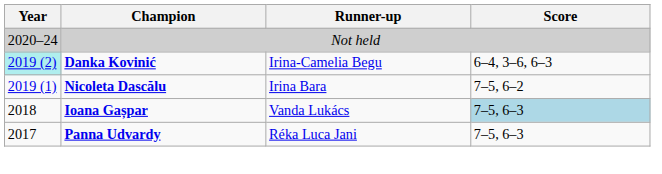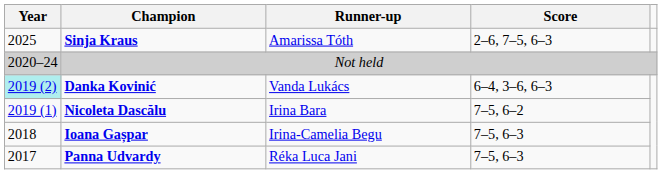+ row: (101, 40)
(325, 63) Irina-Camelia Begu -> (309, 87) Vanda Lukács
(309, 110) Vanda Lukács -> (325, 134) Irina-Camelia Begu
(499, 110) lightblue background -> (499, 134) no background
